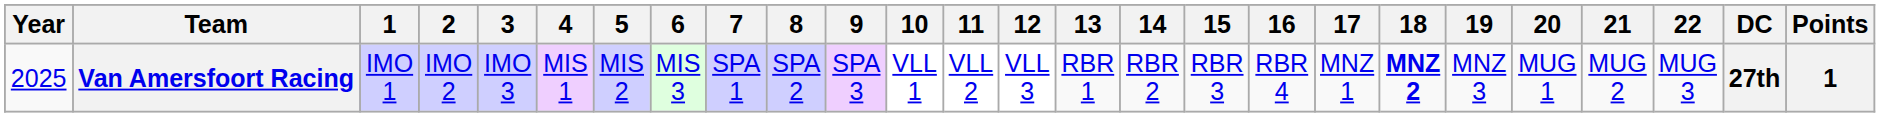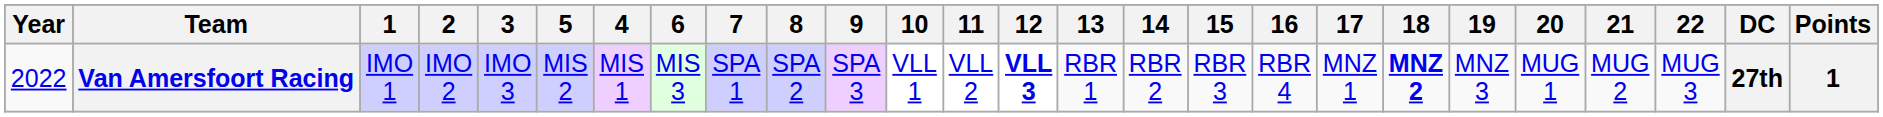columns swapped: (565, 24) <-> (622, 24)
(39, 77) 2025 -> (39, 77) 2022
(1027, 77) normal -> (1029, 77) bold
